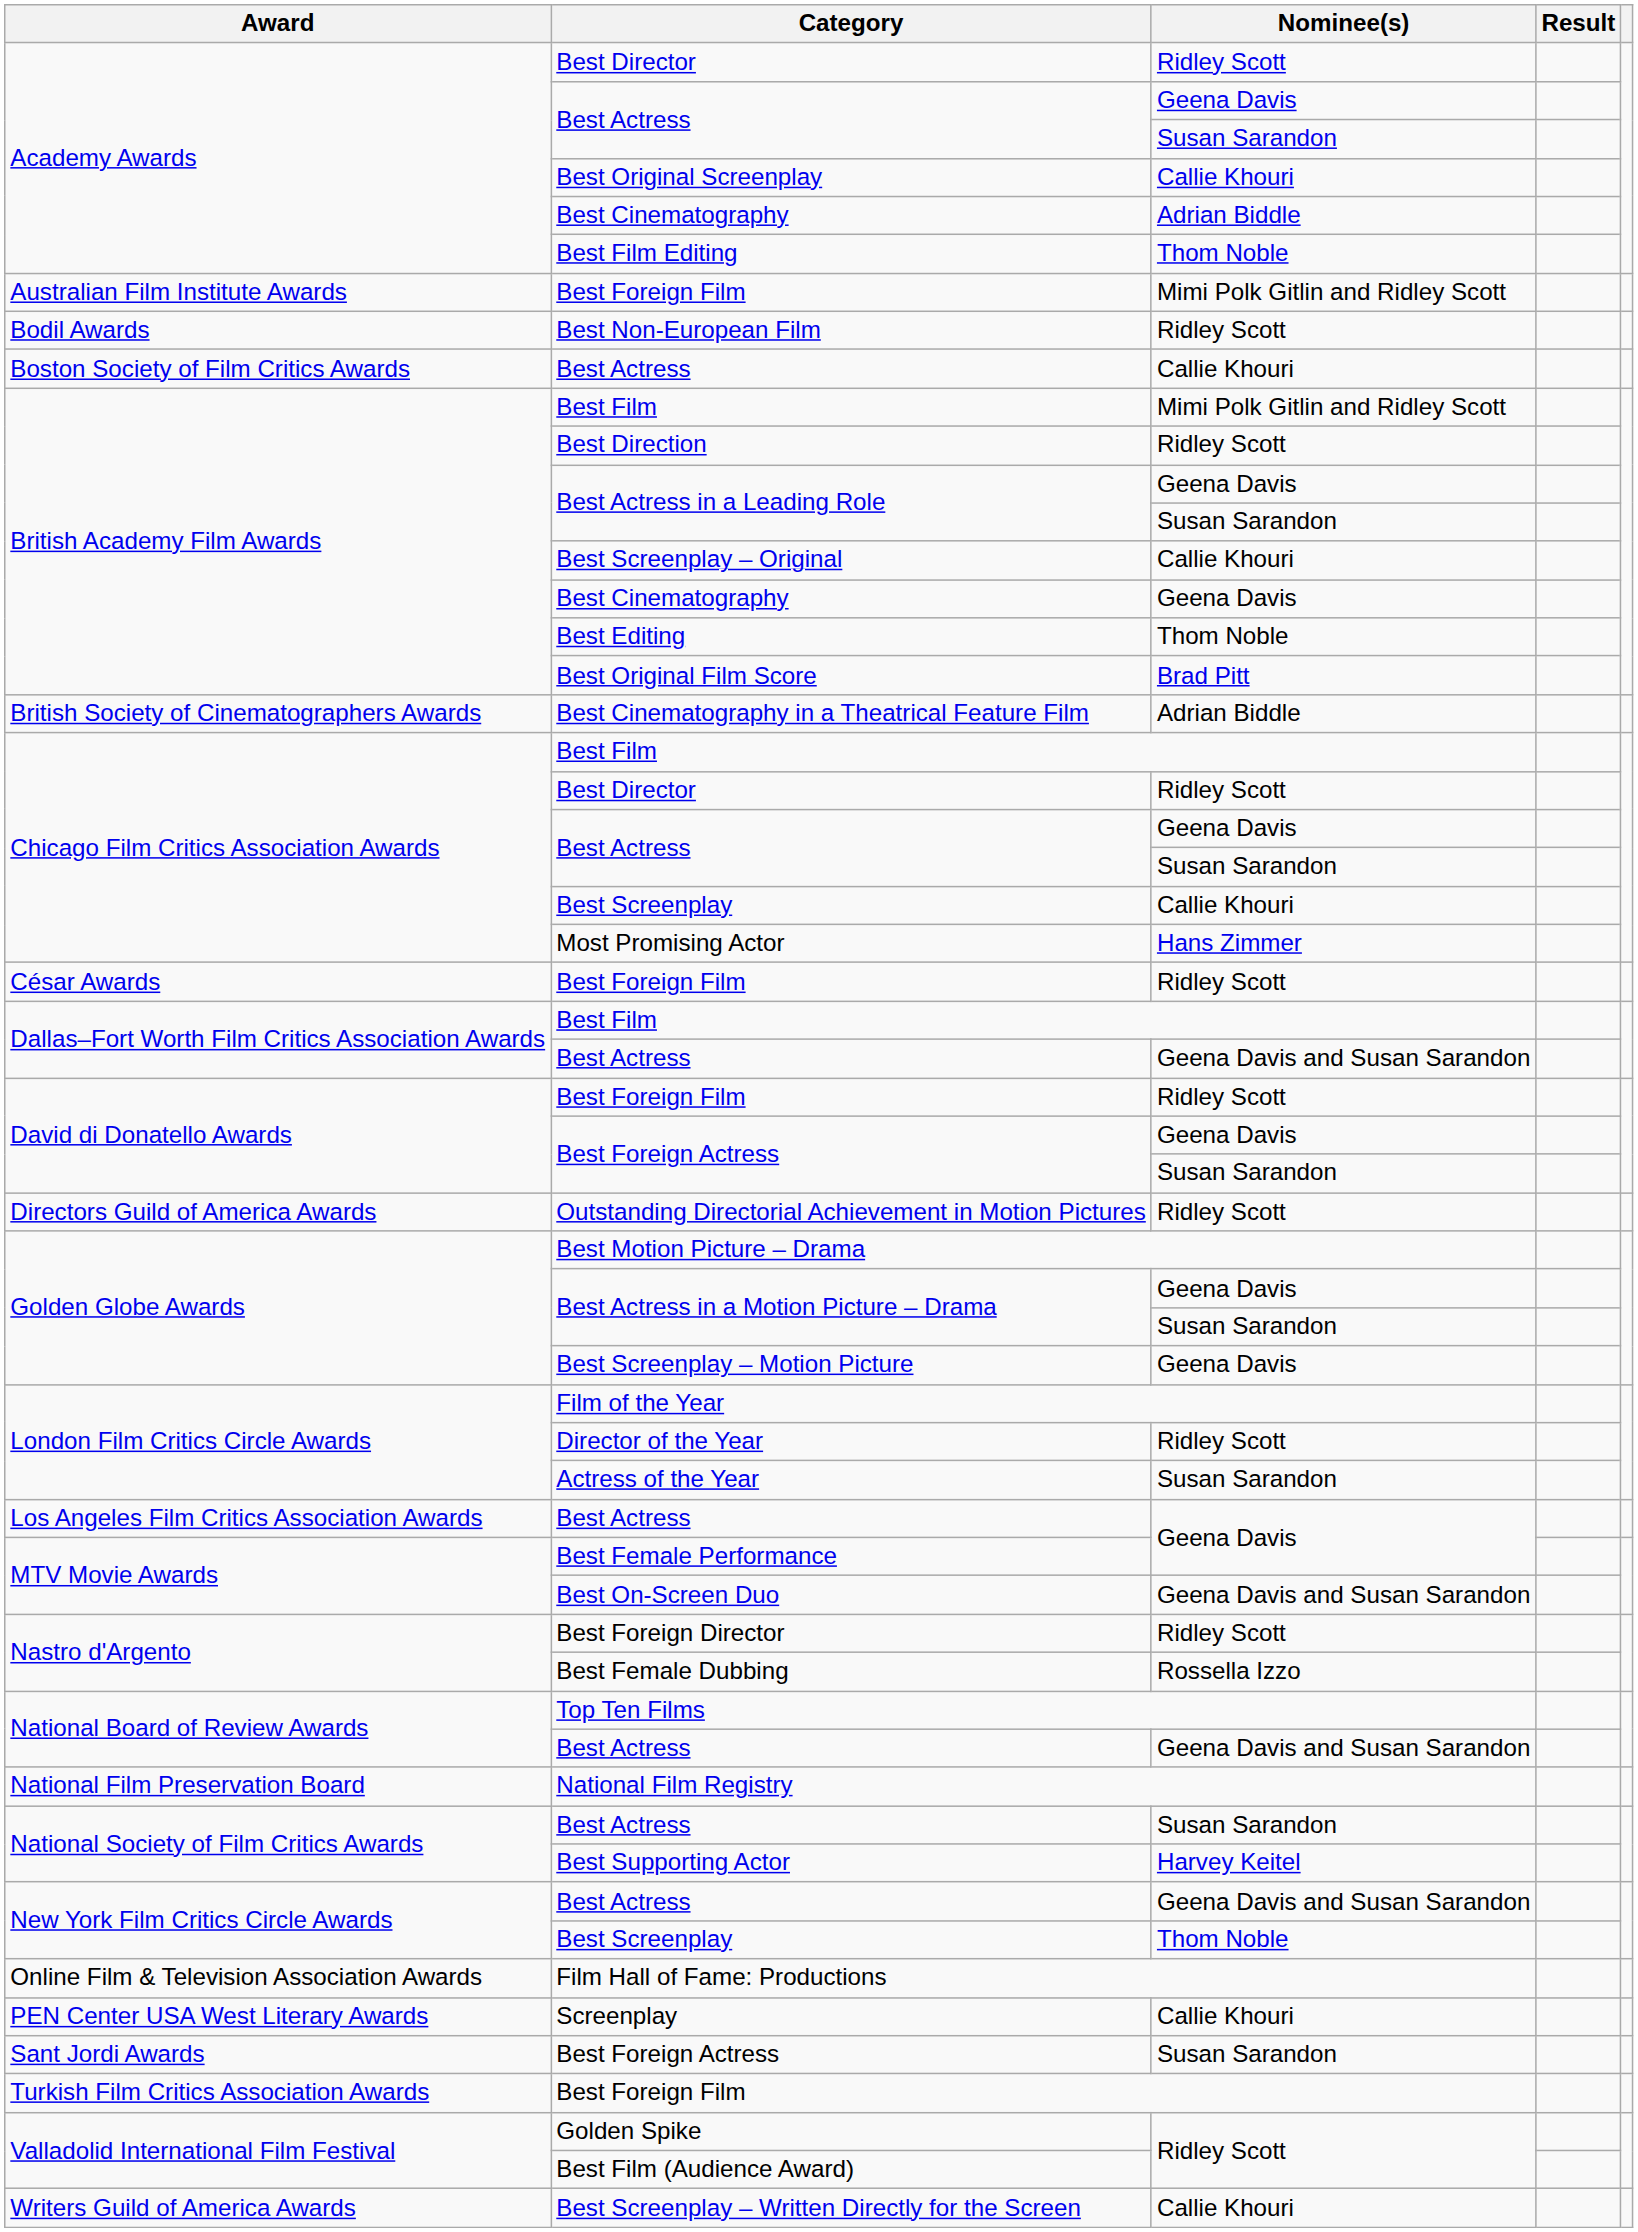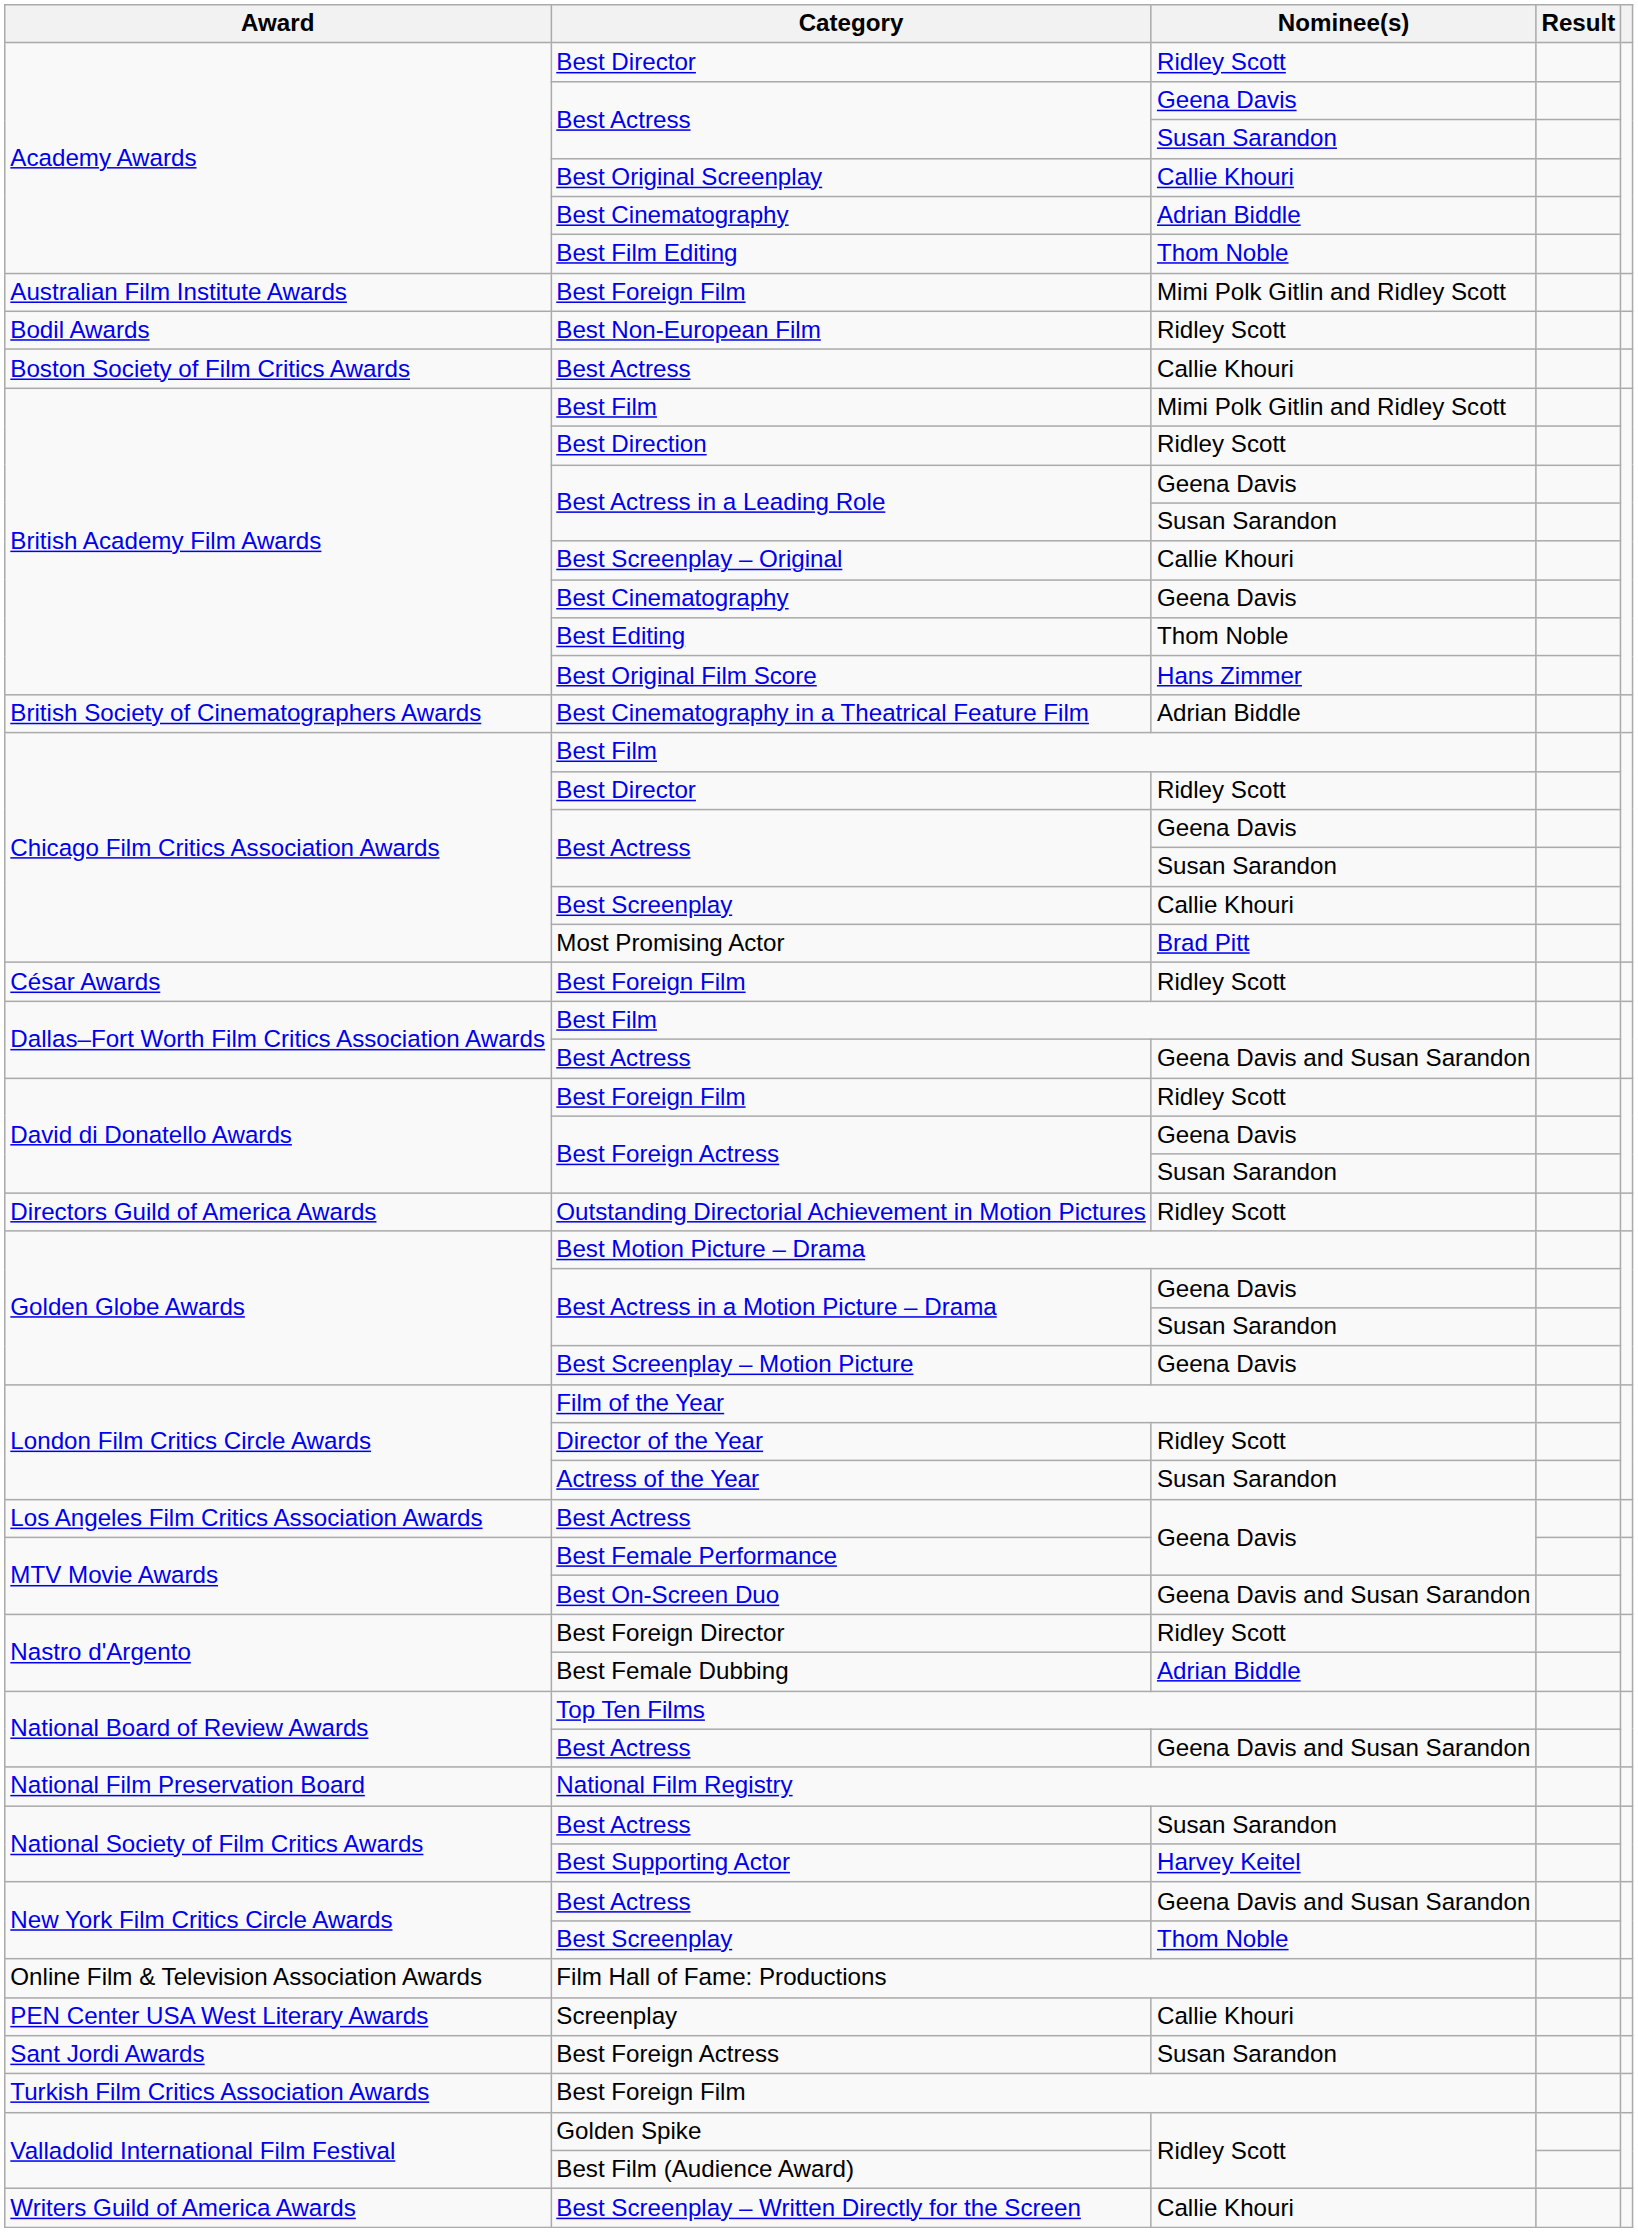(1203, 675) Brad Pitt -> (1229, 675) Hans Zimmer
(1229, 943) Hans Zimmer -> (1203, 943) Brad Pitt
(1229, 1671) Rossella Izzo -> (1229, 1671) Adrian Biddle
